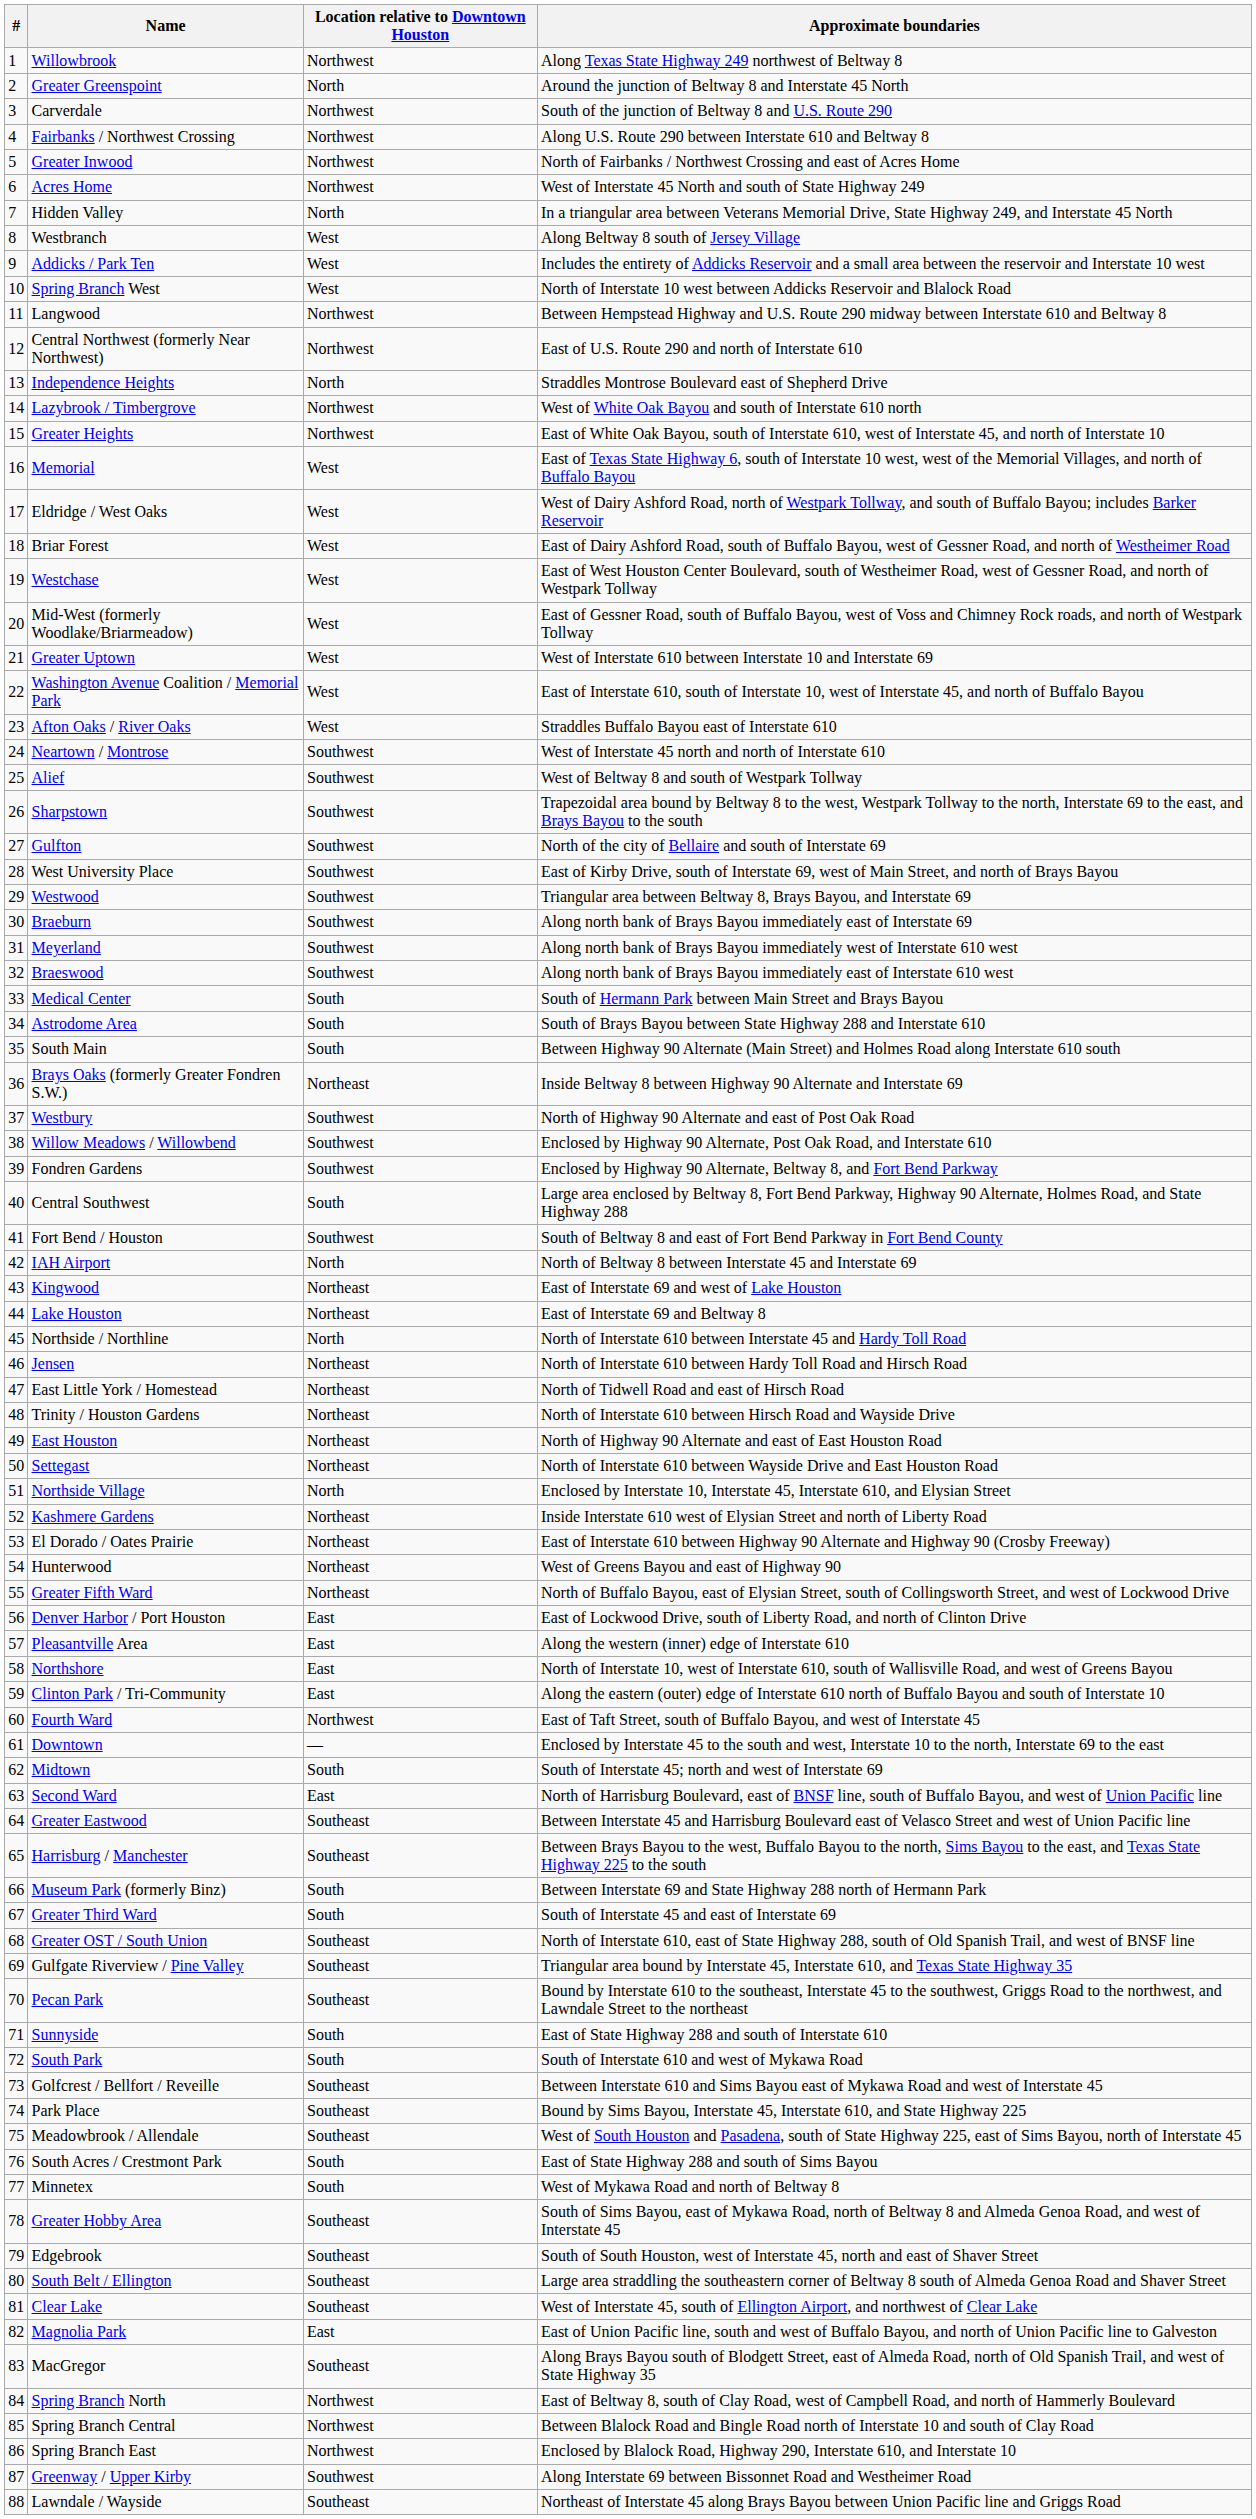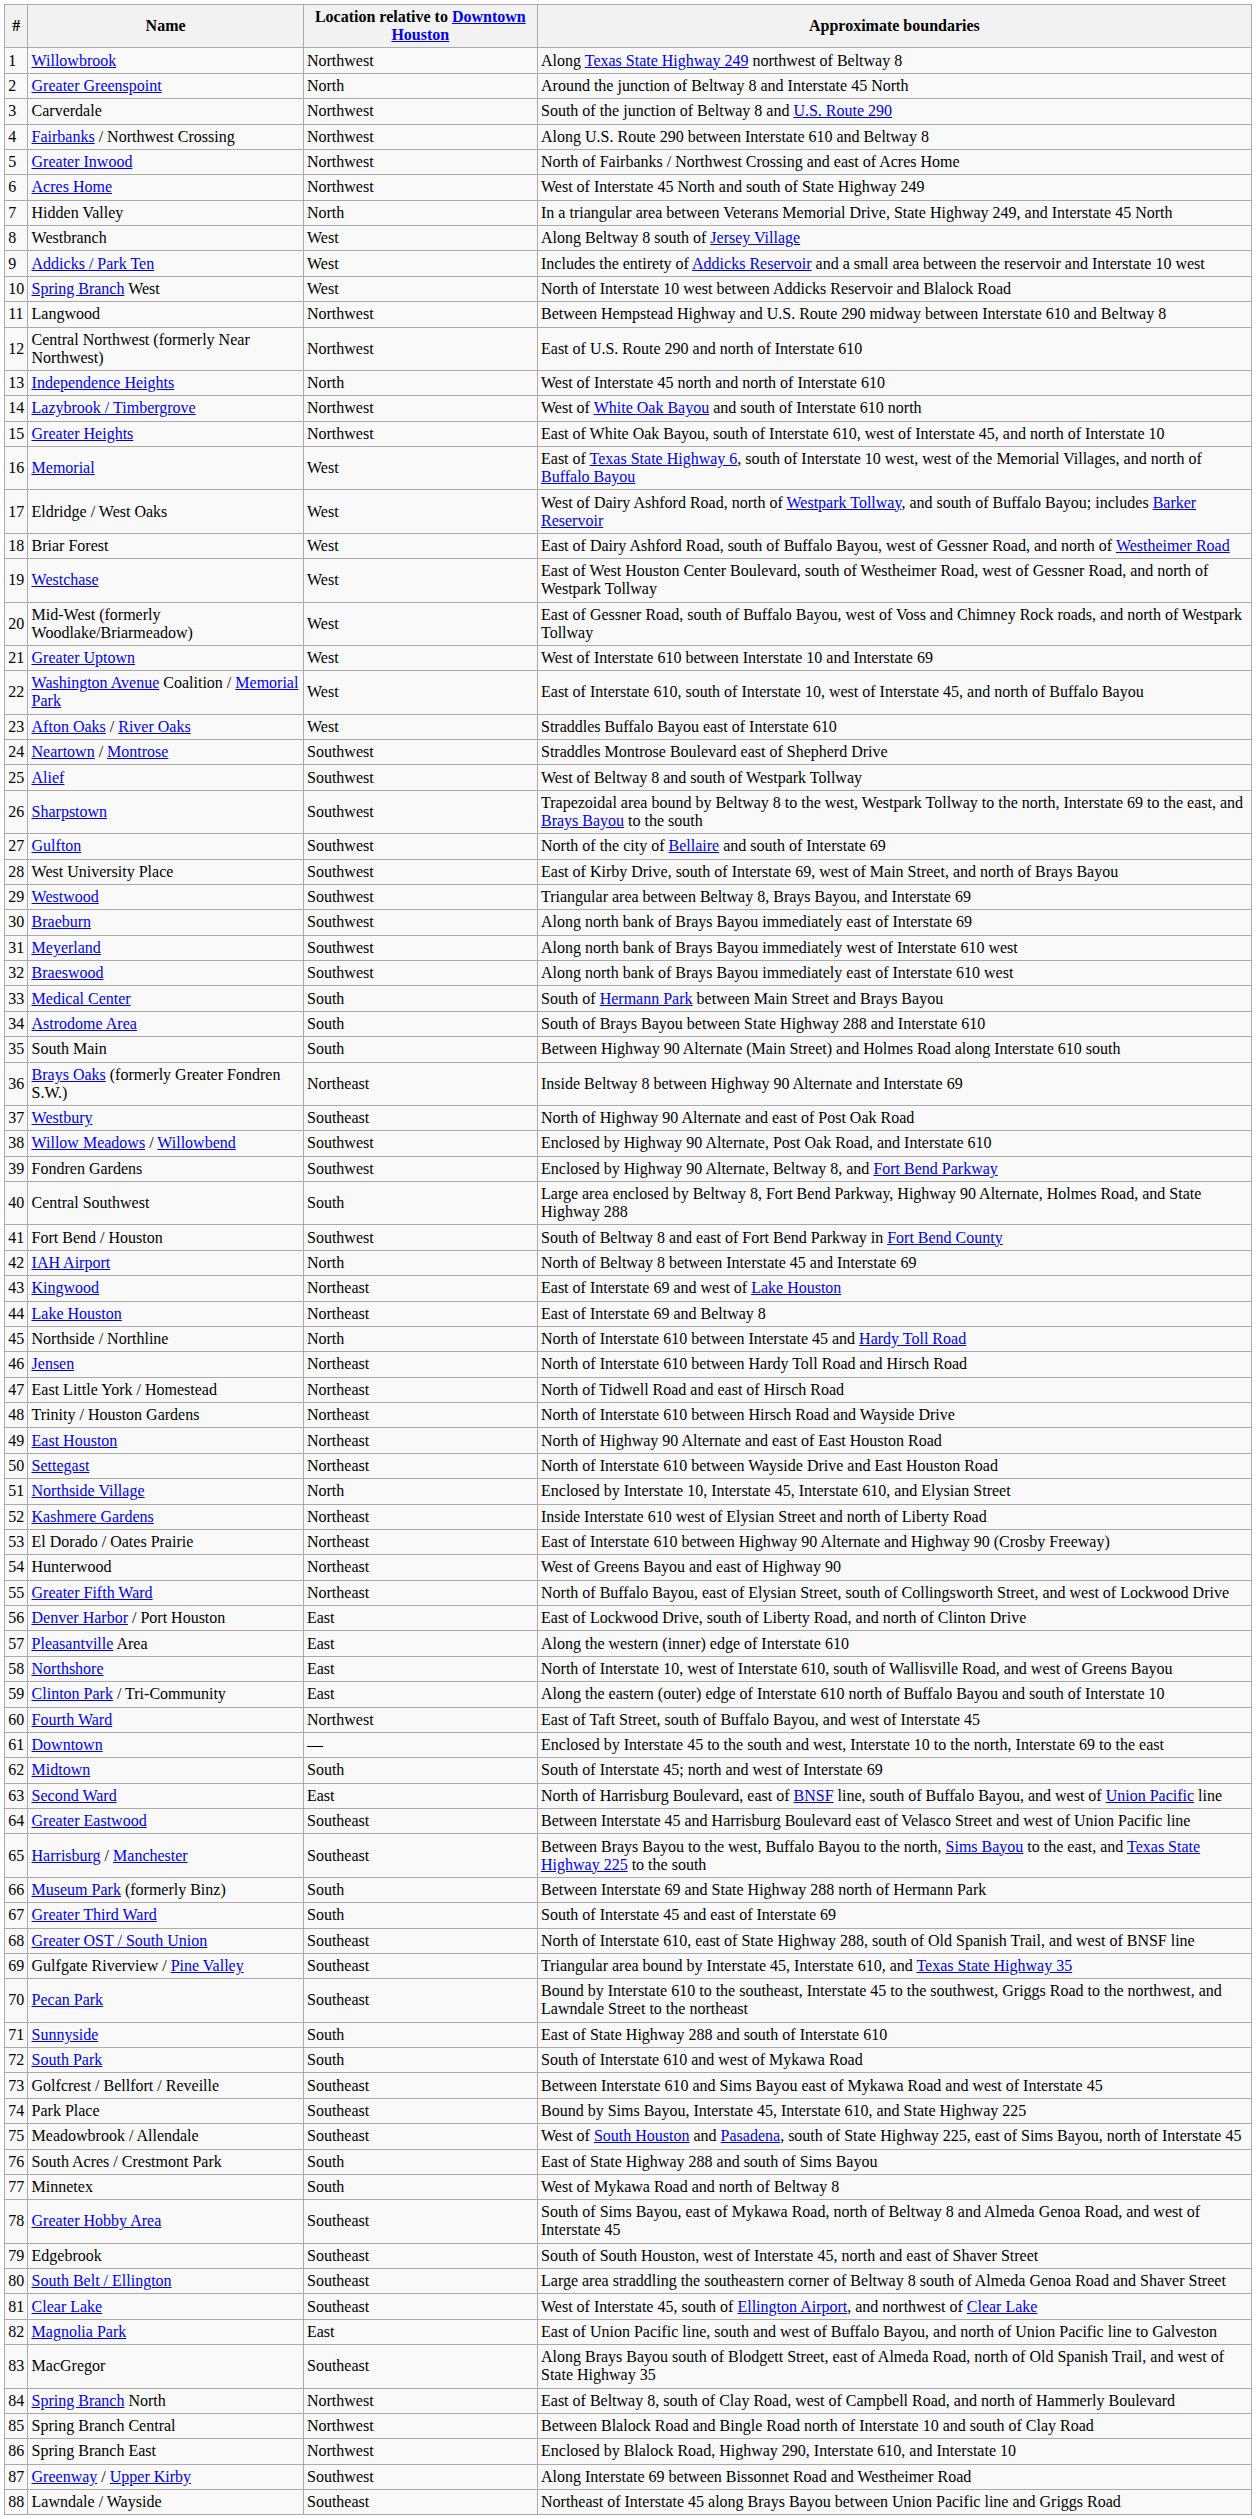(714, 383) Straddles Montrose Boulevard east of Shepherd Drive -> (713, 383) West of Interstate 45 north and north of Interstate 610
(713, 752) West of Interstate 45 north and north of Interstate 610 -> (714, 752) Straddles Montrose Boulevard east of Shepherd Drive
(340, 1118) Southwest -> (338, 1118) Southeast
